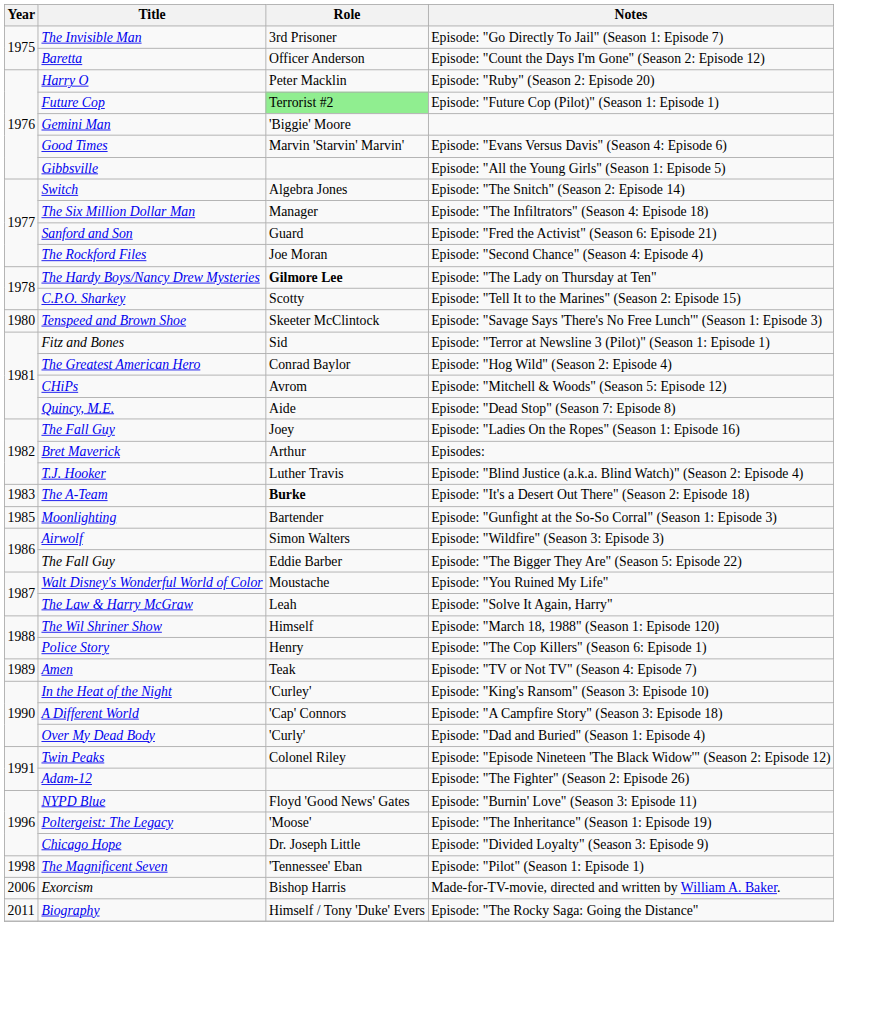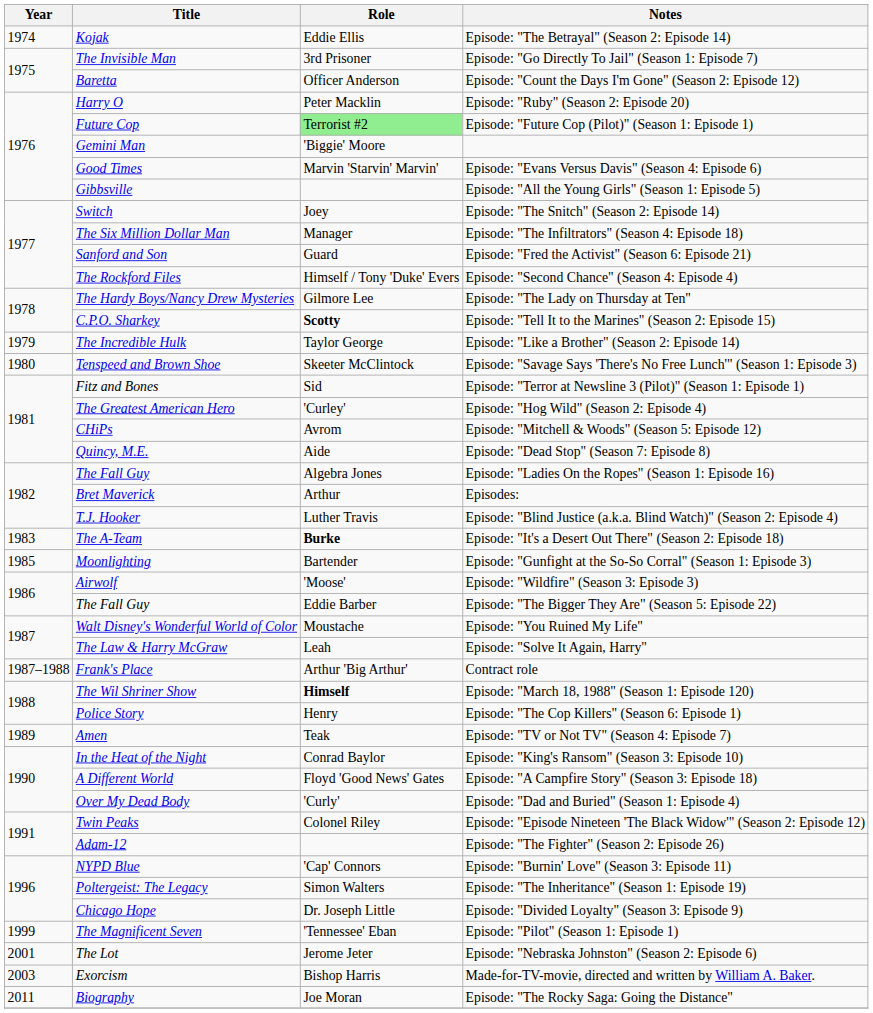+ row: (92, 37)
(308, 189) Algebra Jones -> (316, 211) Joey
(298, 255) Joe Moran -> (381, 277) Himself / Tony 'Duke' Evers
(306, 277) bold -> (338, 299) normal
(287, 299) normal -> (322, 320) bold
+ row: (131, 342)
(310, 364) Conrad Baylor -> (325, 408) 'Curley'
(282, 430) Joey -> (343, 473) Algebra Jones
(309, 539) Simon Walters -> (325, 582) 'Moose'
+ row: (114, 670)
(291, 626) normal -> (326, 691) bold
(290, 691) 'Curley' -> (344, 757) Conrad Baylor
(308, 713) 'Cap' Connors -> (374, 779) Floyd 'Good News' Gates
(339, 801) Floyd 'Good News' Gates -> (342, 866) 'Cap' Connors
(290, 822) 'Moose' -> (344, 888) Simon Walters
(21, 866) 1998 -> (21, 931) 1999
+ row: (97, 953)
(21, 888) 2006 -> (21, 975) 2003
(347, 910) Himself / Tony 'Duke' Evers -> (333, 997) Joe Moran
